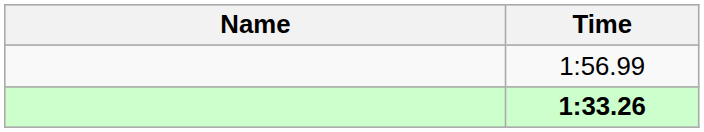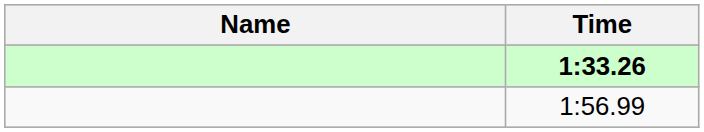rows swapped: (602, 106) <-> (602, 65)
